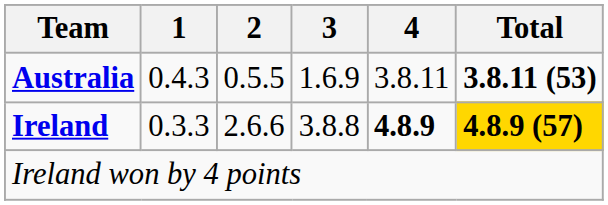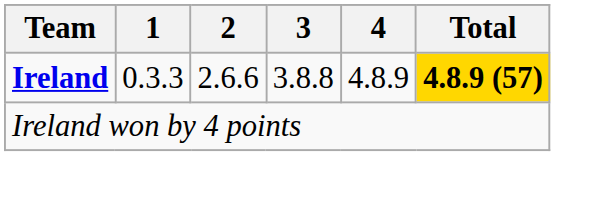- row: (73, 77)
(405, 125) bold -> (379, 77) normal
